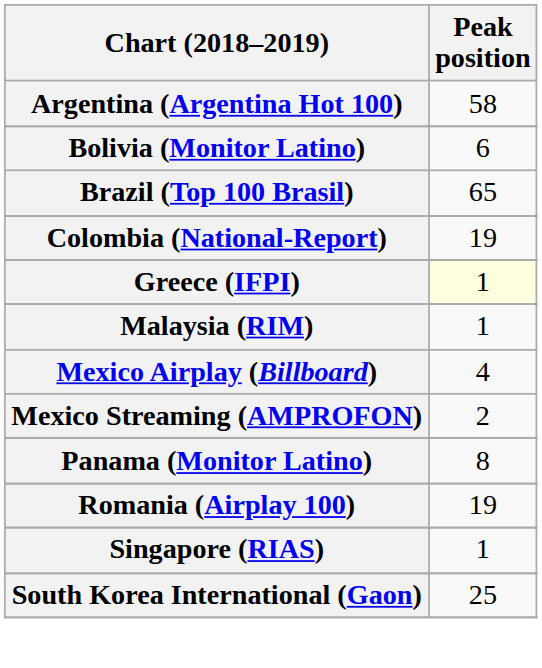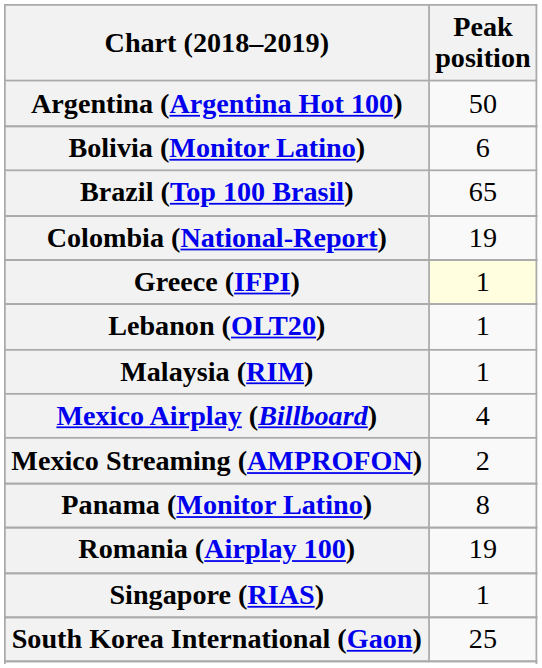(483, 103) 58 -> (483, 103) 50
+ row: (217, 326)
